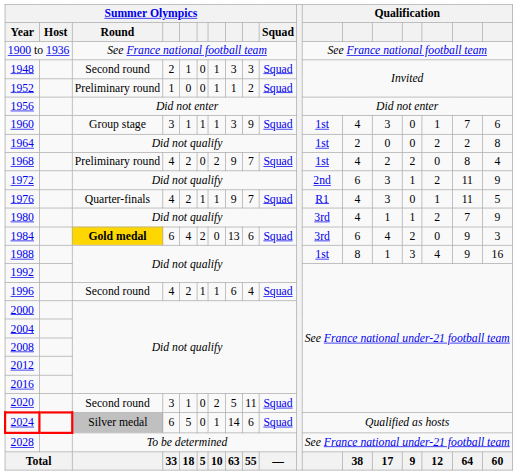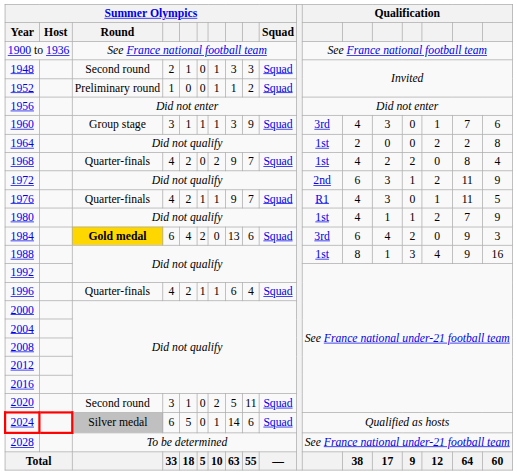(322, 124) 1st -> (322, 124) 3rd
(117, 161) Preliminary round -> (117, 161) Quarter-finals
(322, 217) 3rd -> (322, 217) 1st
(117, 291) Second round -> (117, 291) Quarter-finals
